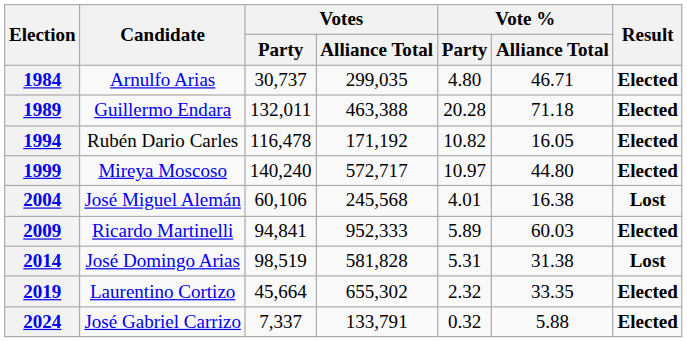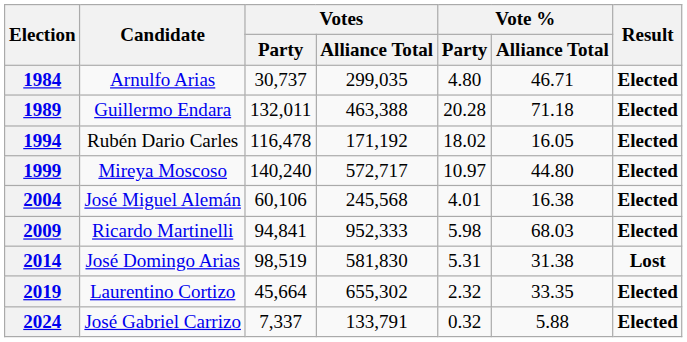(465, 140) 10.82 -> (465, 140) 18.02
(648, 200) Lost -> (648, 200) Elected
(465, 230) 5.89 -> (465, 230) 5.98
(552, 230) 60.03 -> (552, 230) 68.03
(377, 261) 581,828 -> (377, 261) 581,830
